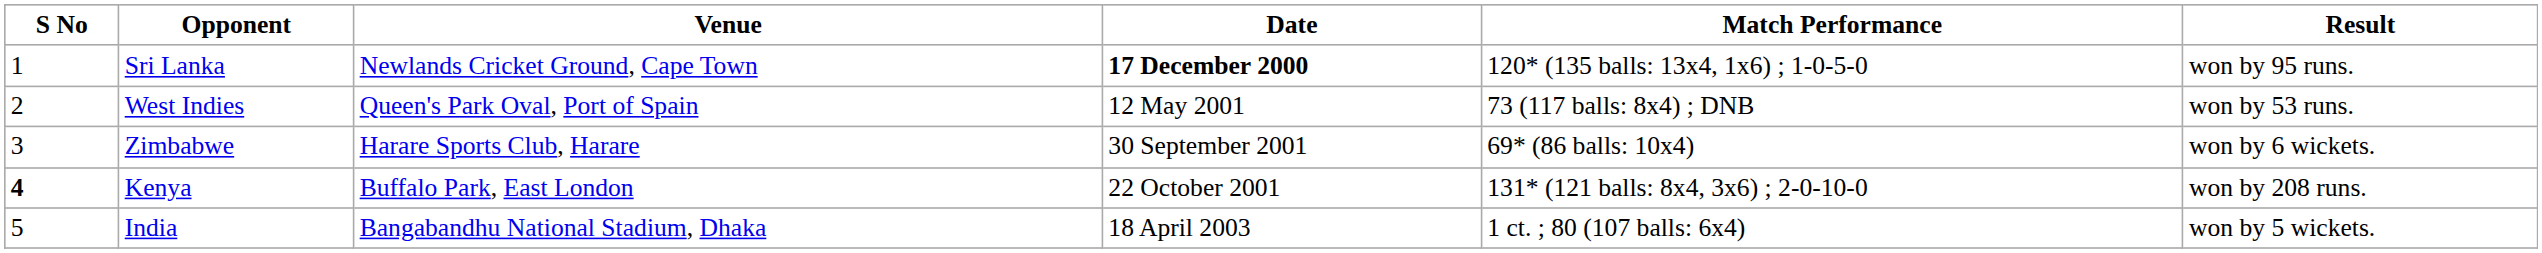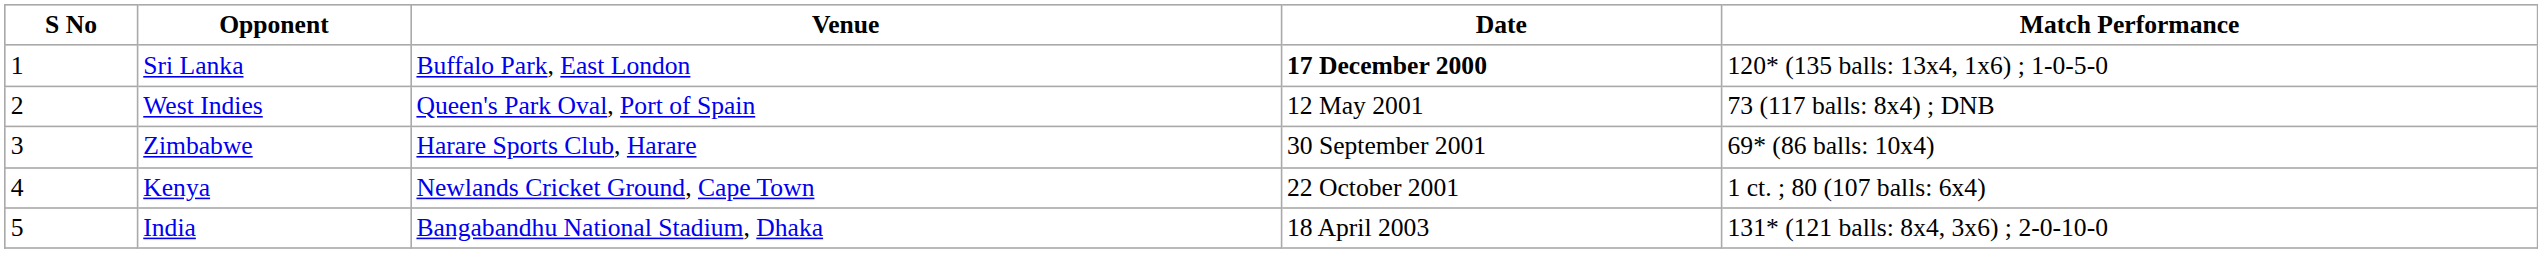- column: (2360, 24)
(559, 65) Newlands Cricket Ground, Cape Town -> (553, 65) Buffalo Park, East London
(17, 187) bold -> (17, 187) normal
(497, 187) Buffalo Park, East London -> (615, 187) Newlands Cricket Ground, Cape Town
(1677, 187) 131* (121 balls: 8x4, 3x6) ; 2-0-10-0 -> (1857, 187) 1 ct. ; 80 (107 balls: 6x4)
(1616, 227) 1 ct. ; 80 (107 balls: 6x4) -> (1918, 227) 131* (121 balls: 8x4, 3x6) ; 2-0-10-0
